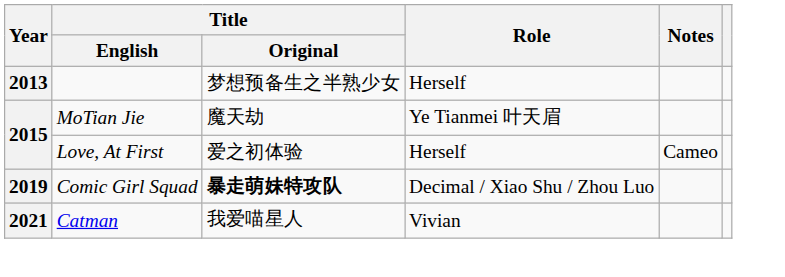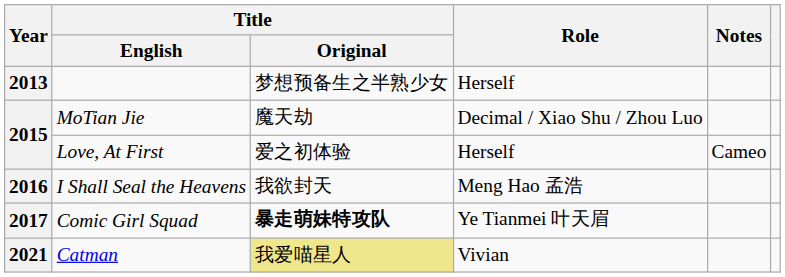(485, 116) Ye Tianmei 叶天眉 -> (580, 117) Decimal / Xiao Shu / Zhou Luo
+ row: (151, 186)
(28, 186) 2019 -> (28, 220) 2017
(532, 186) Decimal / Xiao Shu / Zhou Luo -> (533, 219) Ye Tianmei 叶天眉
(255, 219) no background -> (303, 254) khaki background
